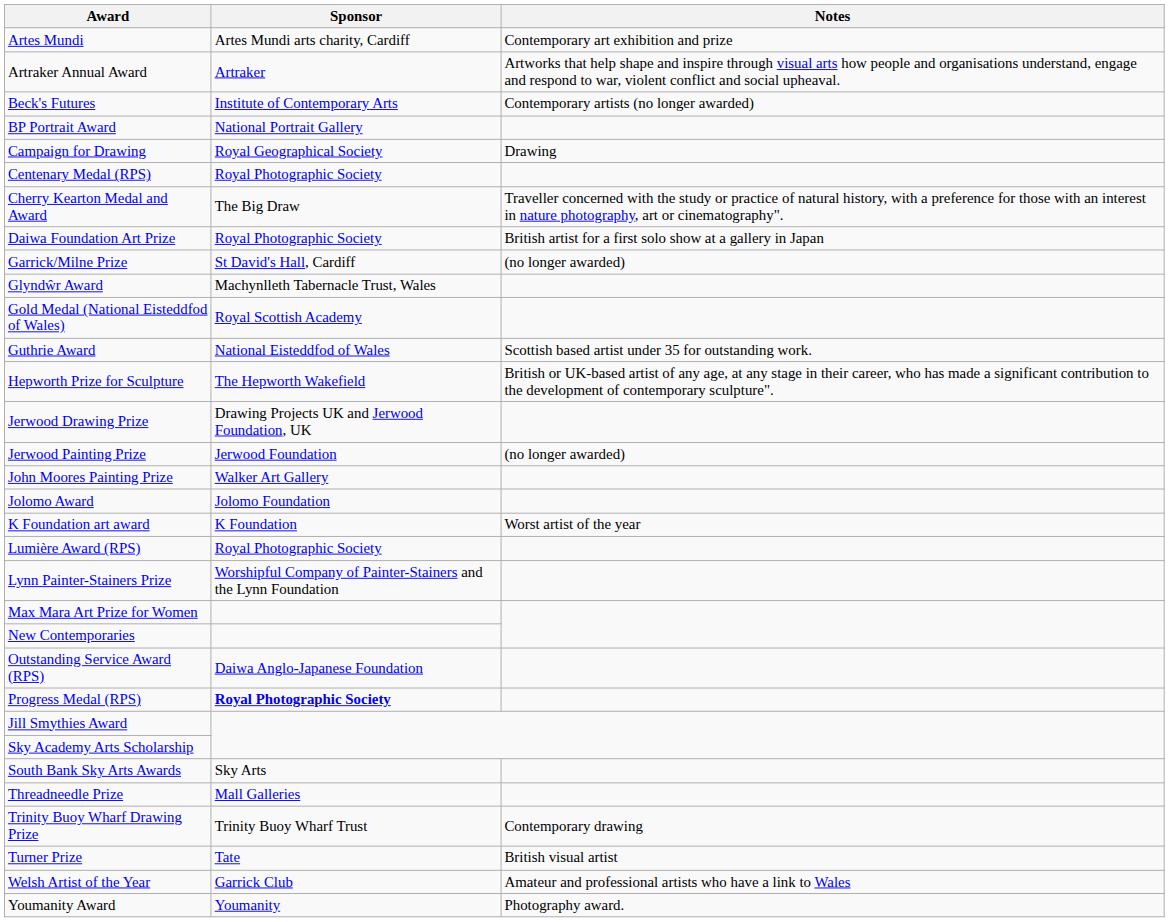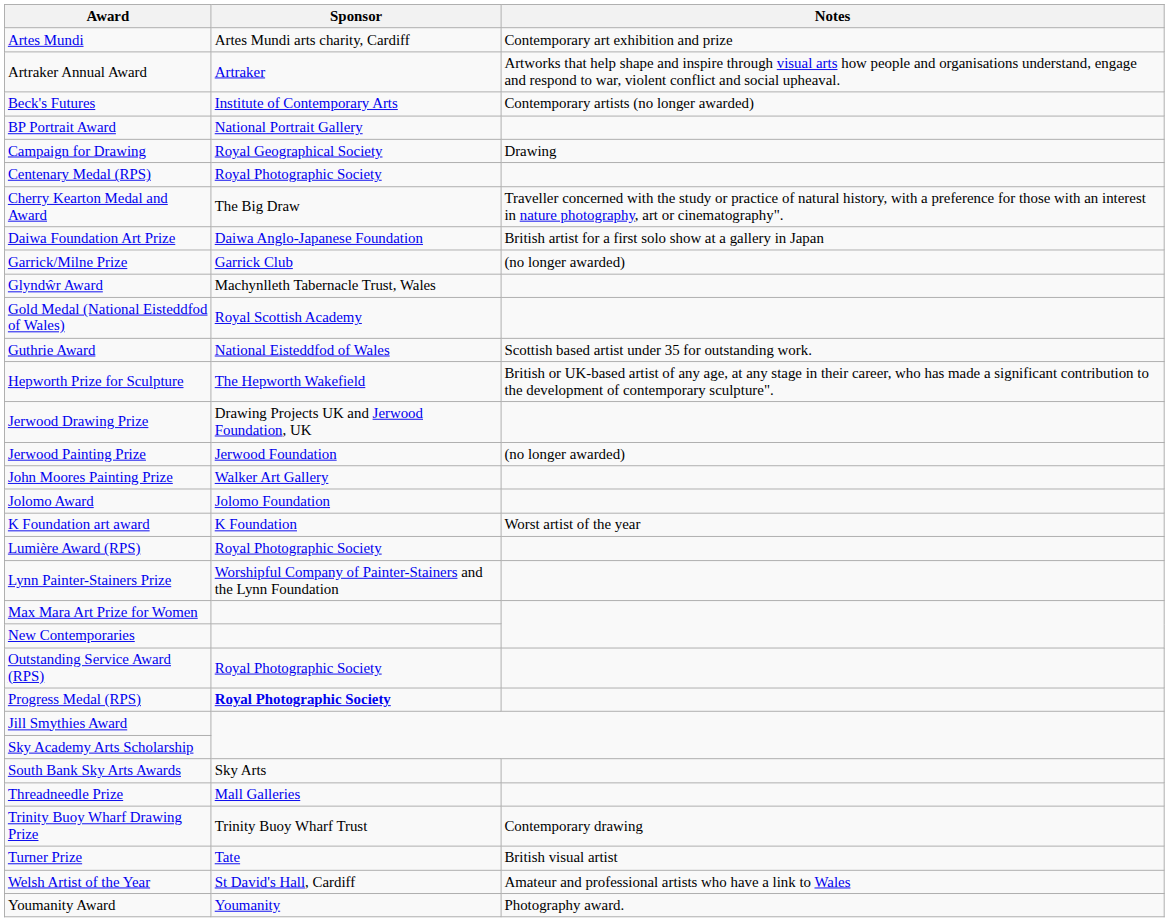(298, 238) Royal Photographic Society -> (319, 238) Daiwa Anglo-Japanese Foundation
(285, 262) St David's Hall, Cardiff -> (254, 262) Garrick Club
(319, 667) Daiwa Anglo-Japanese Foundation -> (298, 667) Royal Photographic Society
(254, 881) Garrick Club -> (285, 881) St David's Hall, Cardiff
